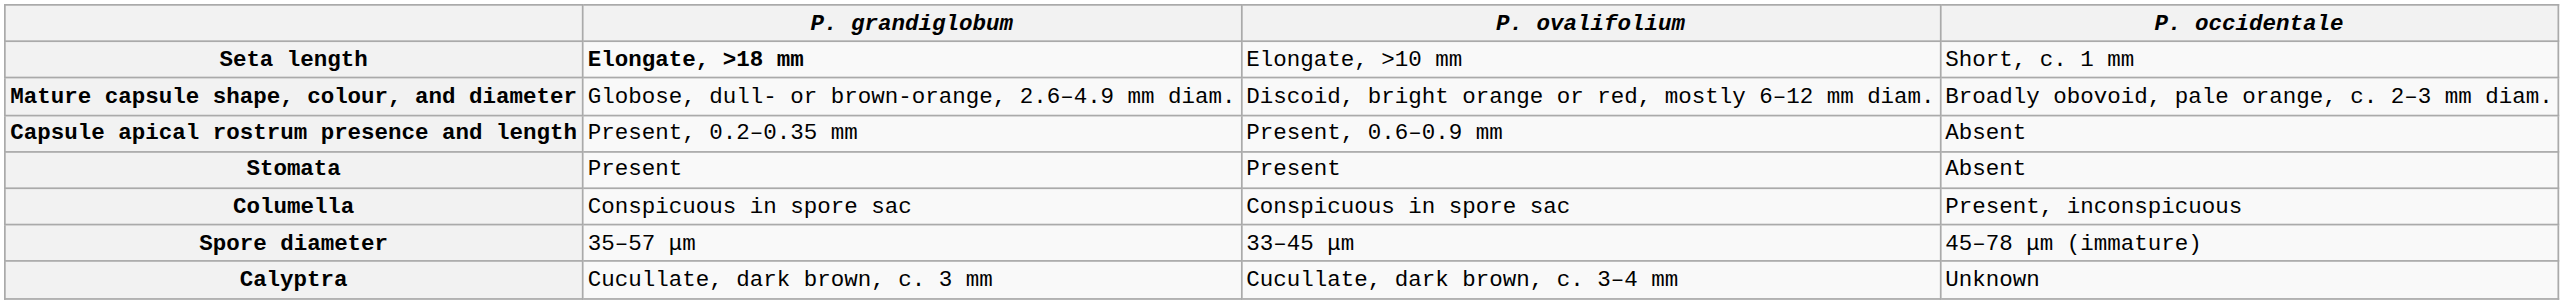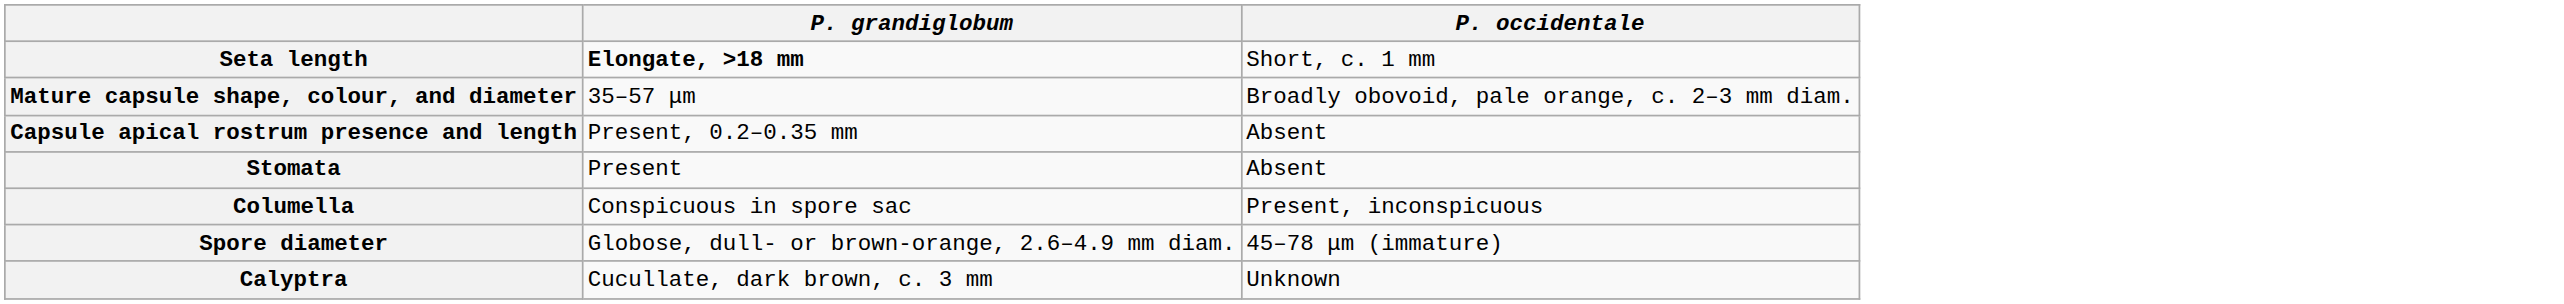- column: (1590, 23)
(912, 97) Globose, dull- or brown-orange, 2.6–4.9 mm diam. -> (642, 97) 35–57 μm
(642, 243) 35–57 μm -> (912, 243) Globose, dull- or brown-orange, 2.6–4.9 mm diam.
